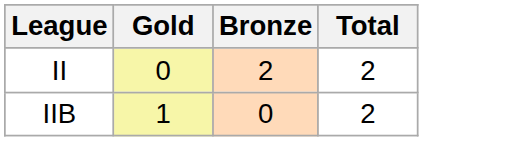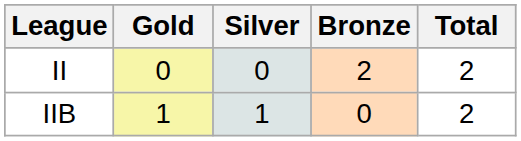+ column: (262, 26)
